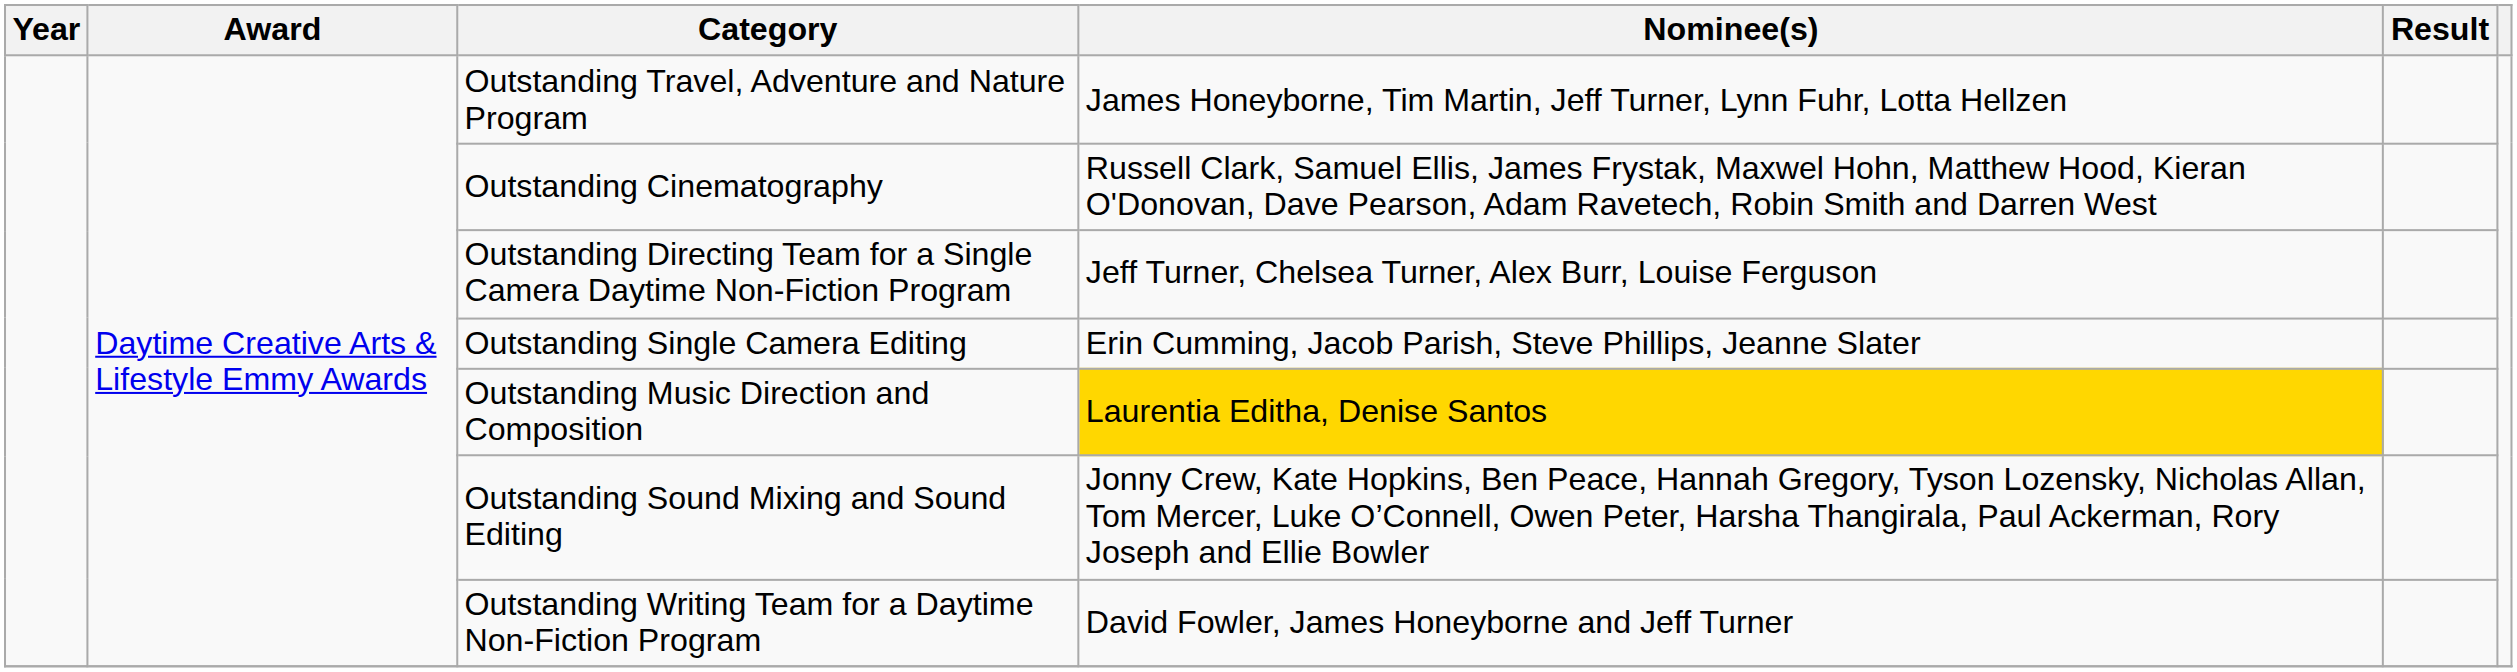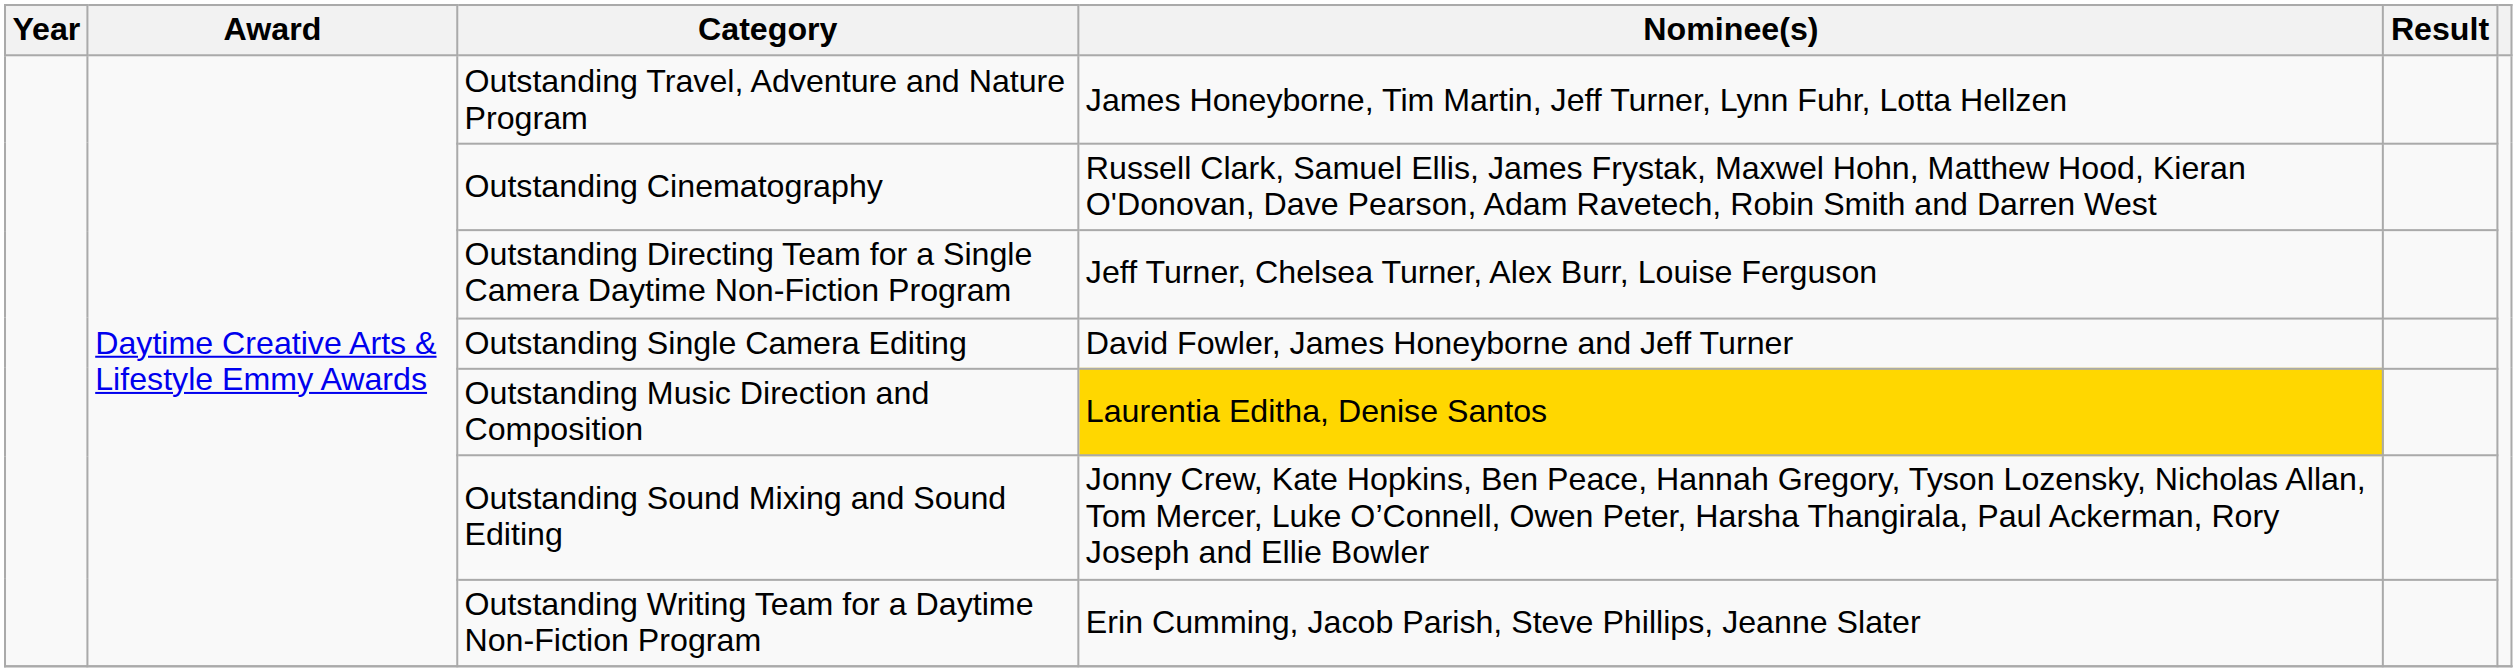(1503, 342) Erin Cumming, Jacob Parish, Steve Phillips, Jeanne Slater -> (1440, 342) David Fowler, James Honeyborne and Jeff Turner
(1440, 622) David Fowler, James Honeyborne and Jeff Turner -> (1503, 622) Erin Cumming, Jacob Parish, Steve Phillips, Jeanne Slater
